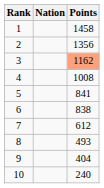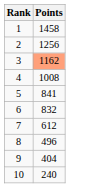- column: (50, 12)
(83, 45) 1356 -> (49, 45) 1256
(83, 110) 838 -> (49, 110) 832
(83, 142) 493 -> (49, 142) 496
